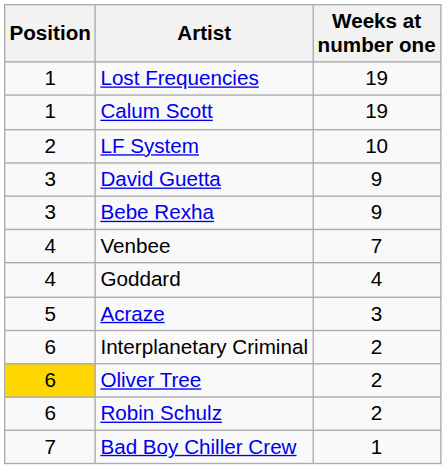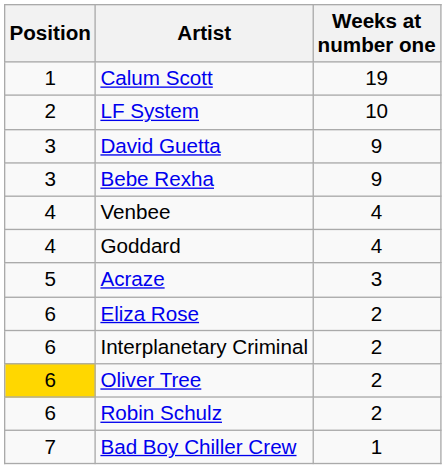- row: (180, 78)
(377, 245) 7 -> (377, 212) 4
+ row: (150, 312)
